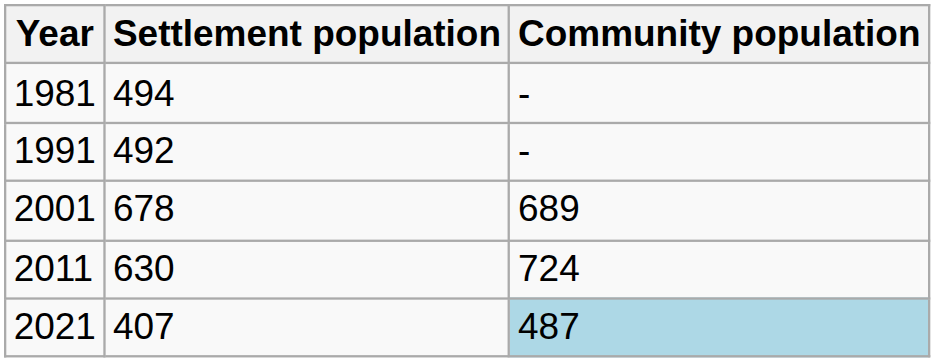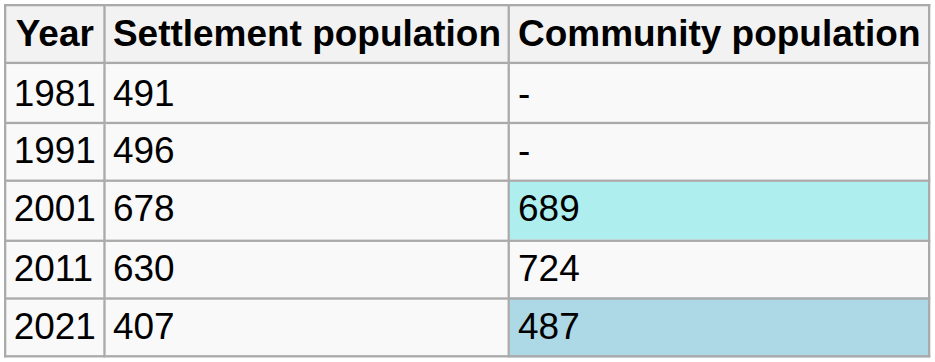(144, 92) 494 -> (144, 92) 491
(144, 151) 492 -> (144, 151) 496
(549, 209) no background -> (549, 209) paleturquoise background
